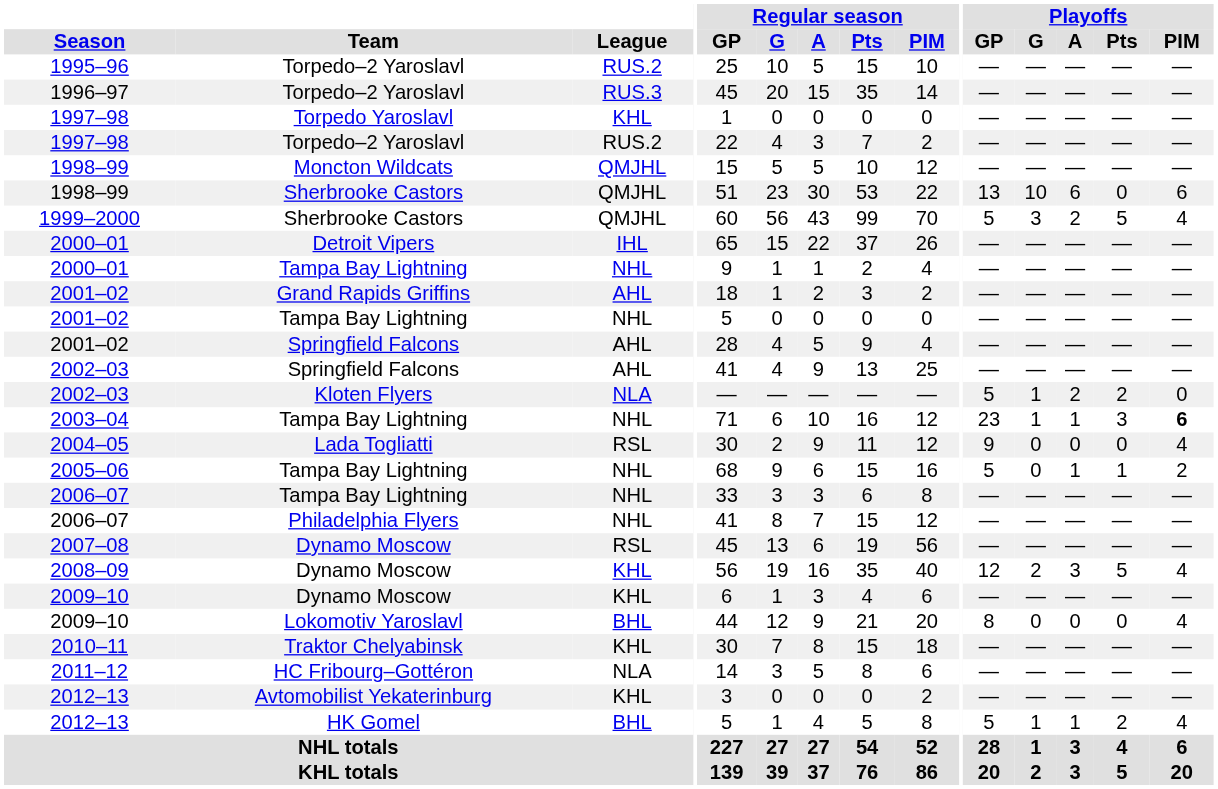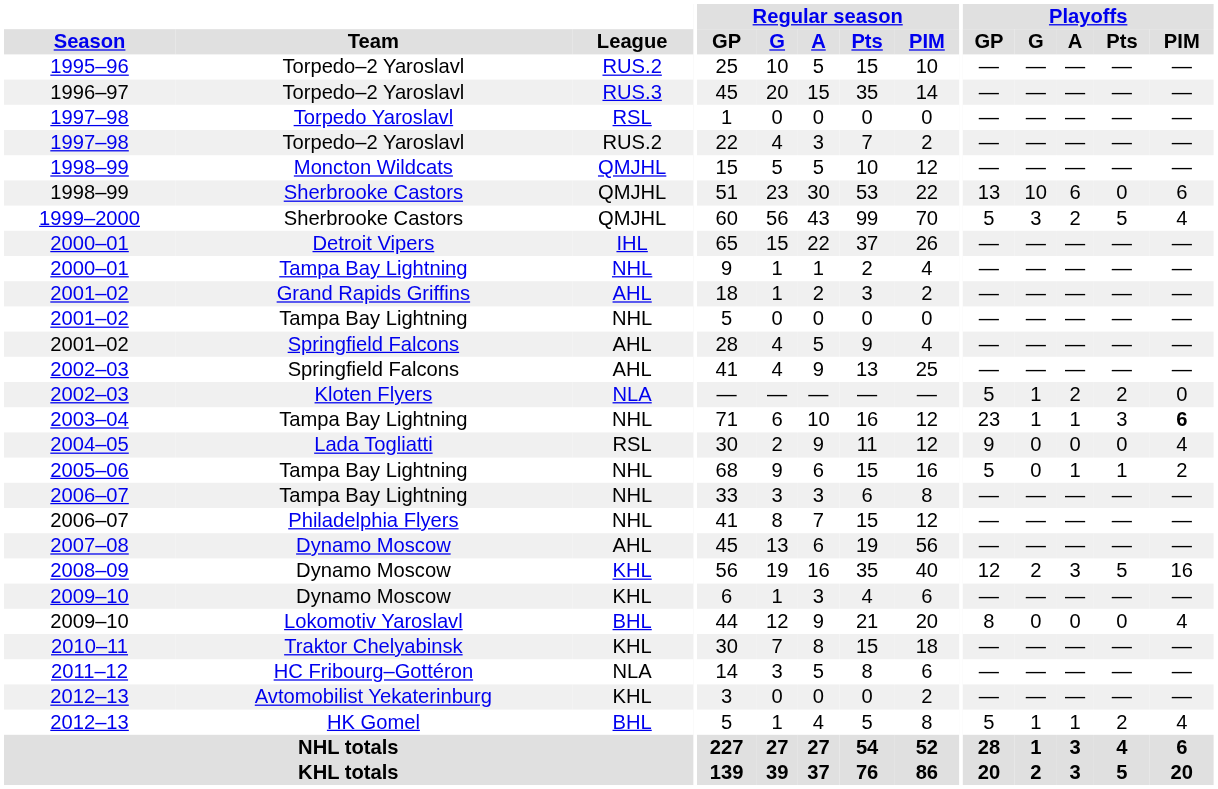(632, 117) KHL -> (632, 117) RSL
(632, 545) RSL -> (632, 545) AHL
(1182, 570) 4 -> (1182, 570) 16
